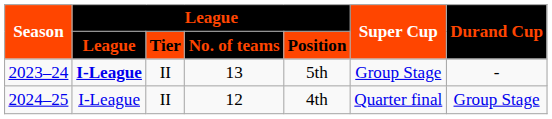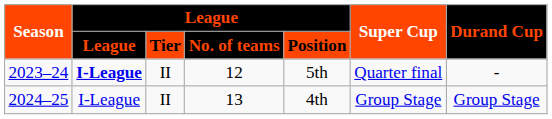(234, 72) 13 -> (234, 72) 12
(398, 72) Group Stage -> (398, 72) Quarter final
(234, 99) 12 -> (234, 99) 13
(398, 99) Quarter final -> (398, 99) Group Stage
